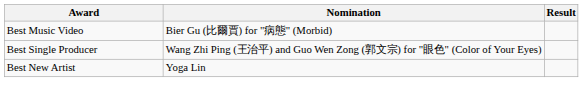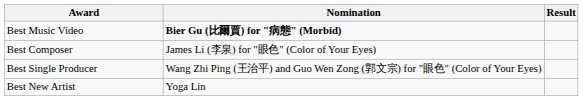(249, 30) normal -> (254, 30) bold
+ row: (40, 50)
